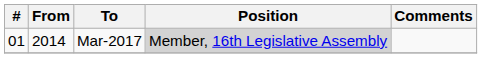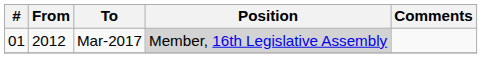(49, 40) 2014 -> (49, 40) 2012
